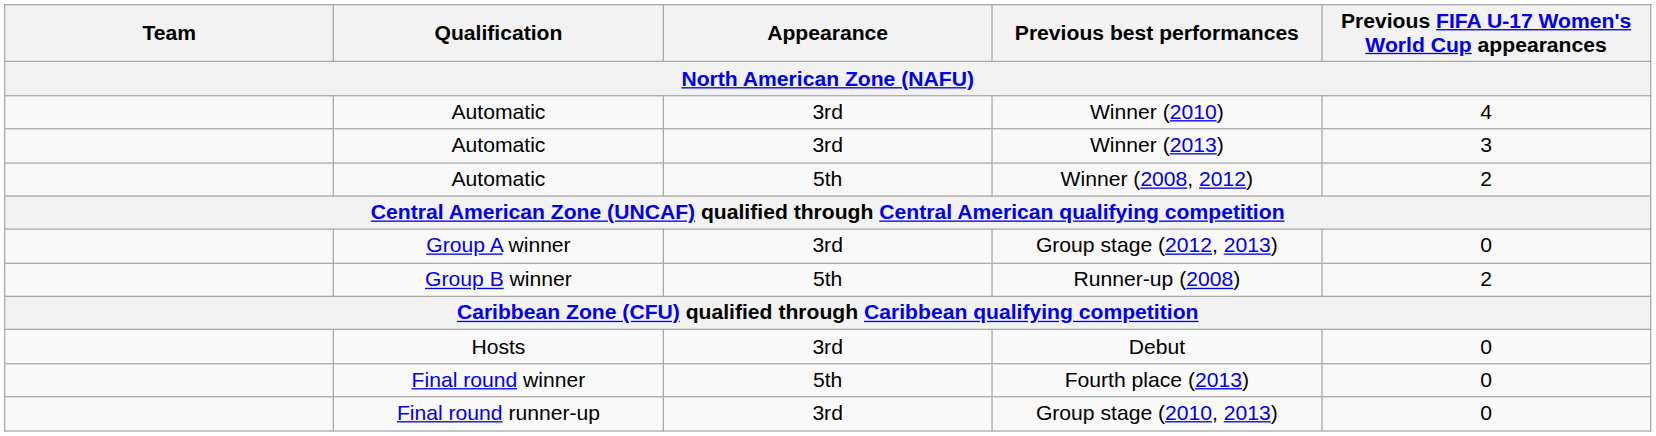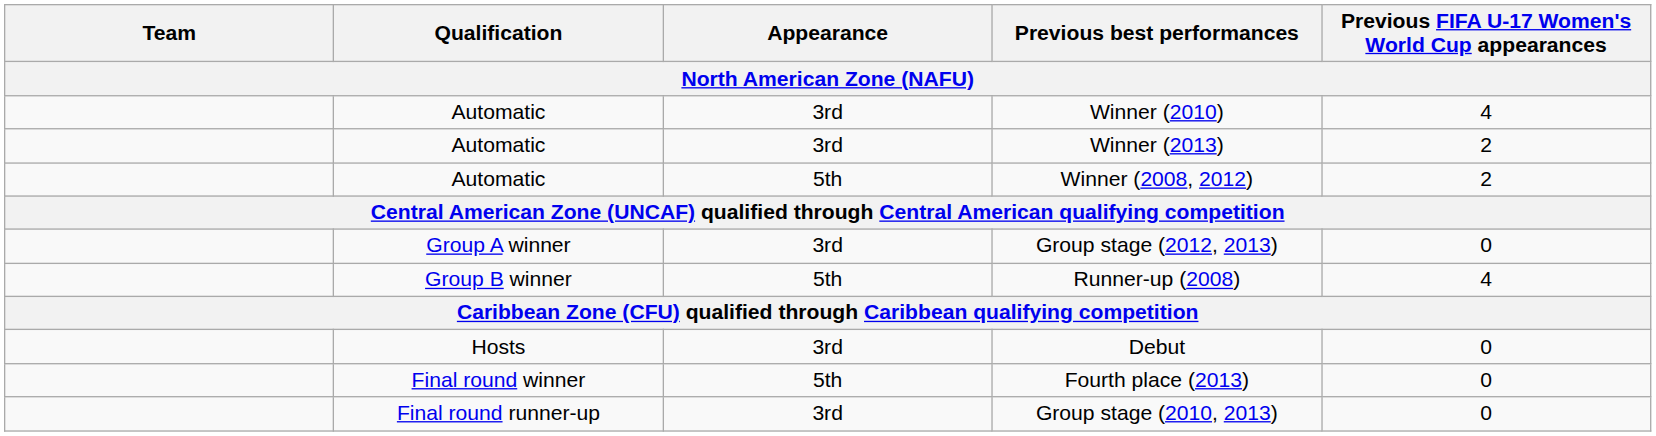(1486, 145) 3 -> (1486, 145) 2
(1486, 279) 2 -> (1486, 279) 4
